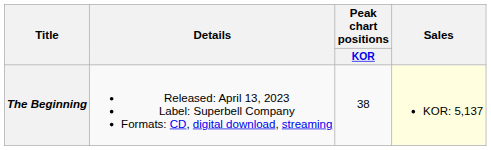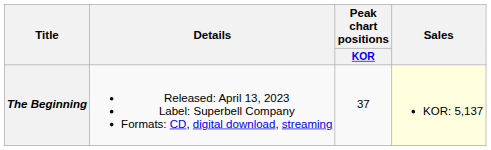(363, 105) 38 -> (363, 105) 37
